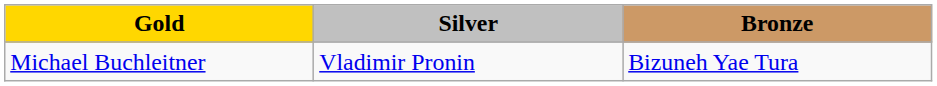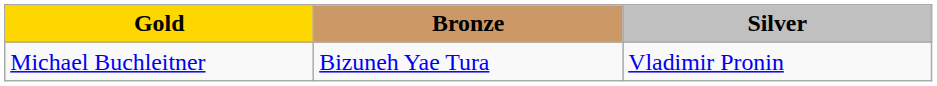columns swapped: (468, 23) <-> (777, 23)
